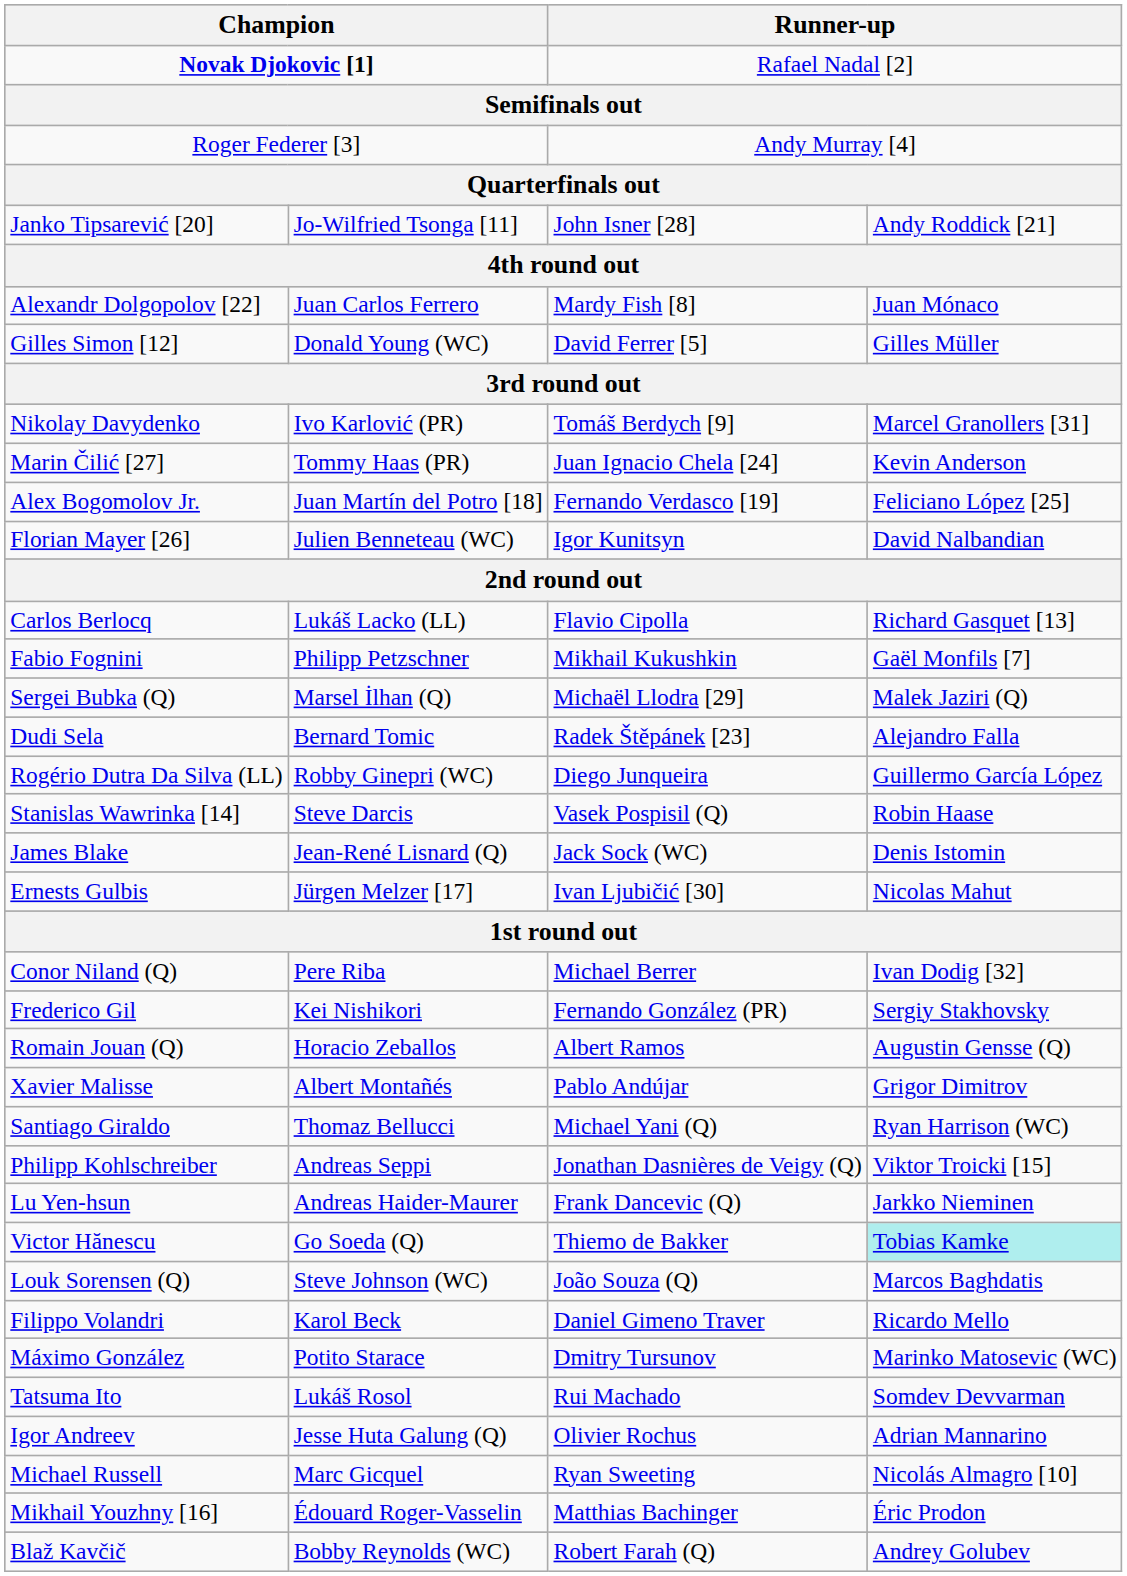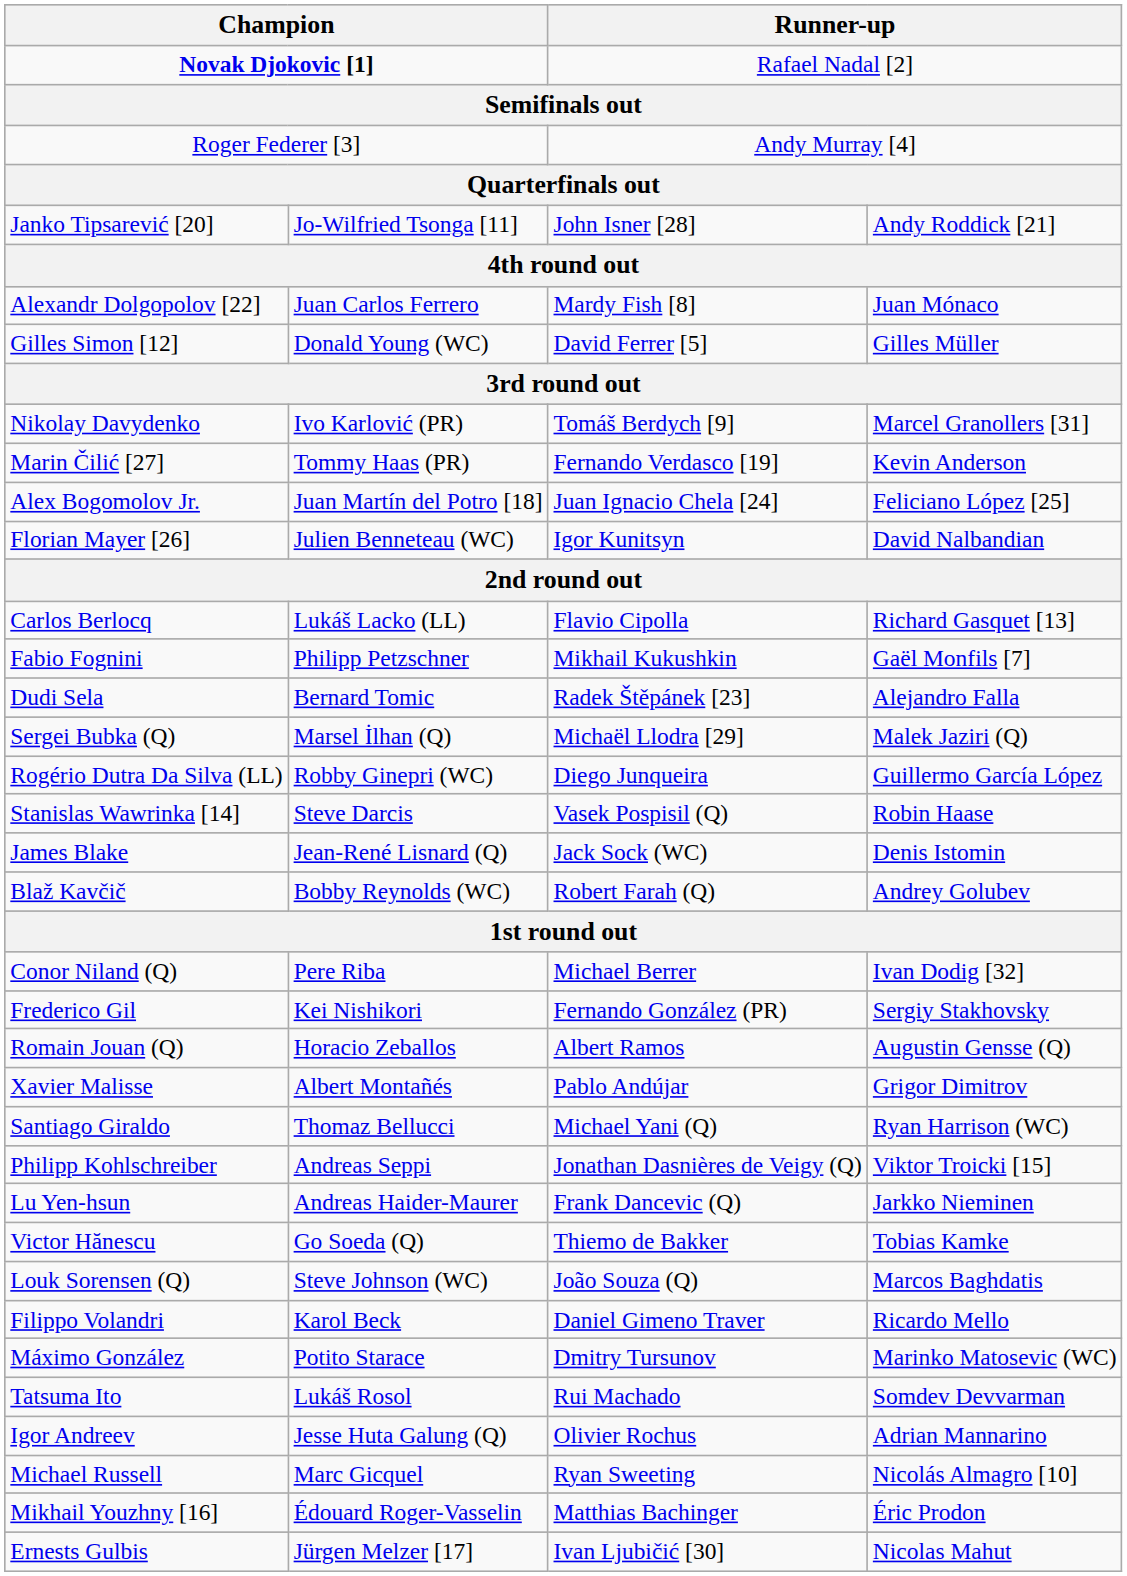(666, 462) Juan Ignacio Chela [24] -> (666, 462) Fernando Verdasco [19]
(666, 501) Fernando Verdasco [19] -> (666, 501) Juan Ignacio Chela [24]
rows swapped: (57, 736) <-> (93, 697)
rows swapped: (79, 891) <-> (68, 1551)
(941, 1242) paleturquoise background -> (941, 1242) no background
